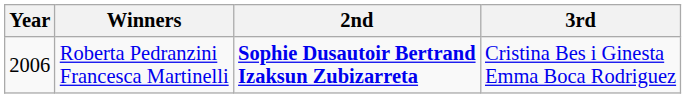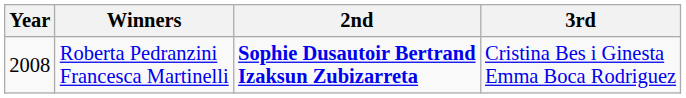(30, 64) 2006 -> (30, 64) 2008
